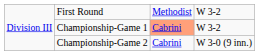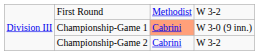(209, 27) W 3-2 -> (224, 27) W 3-0 (9 inn.)
(224, 43) W 3-0 (9 inn.) -> (209, 43) W 3-2
